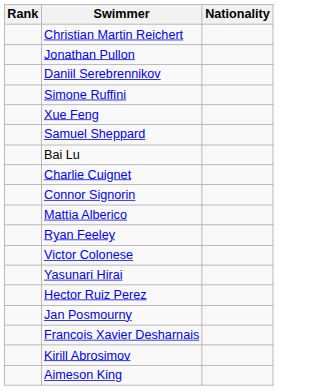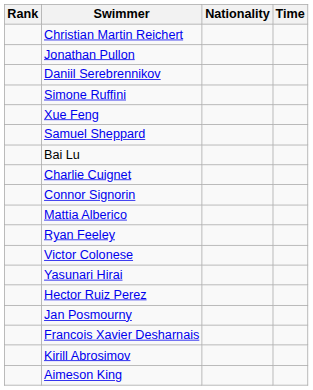+ column: (290, 14)
